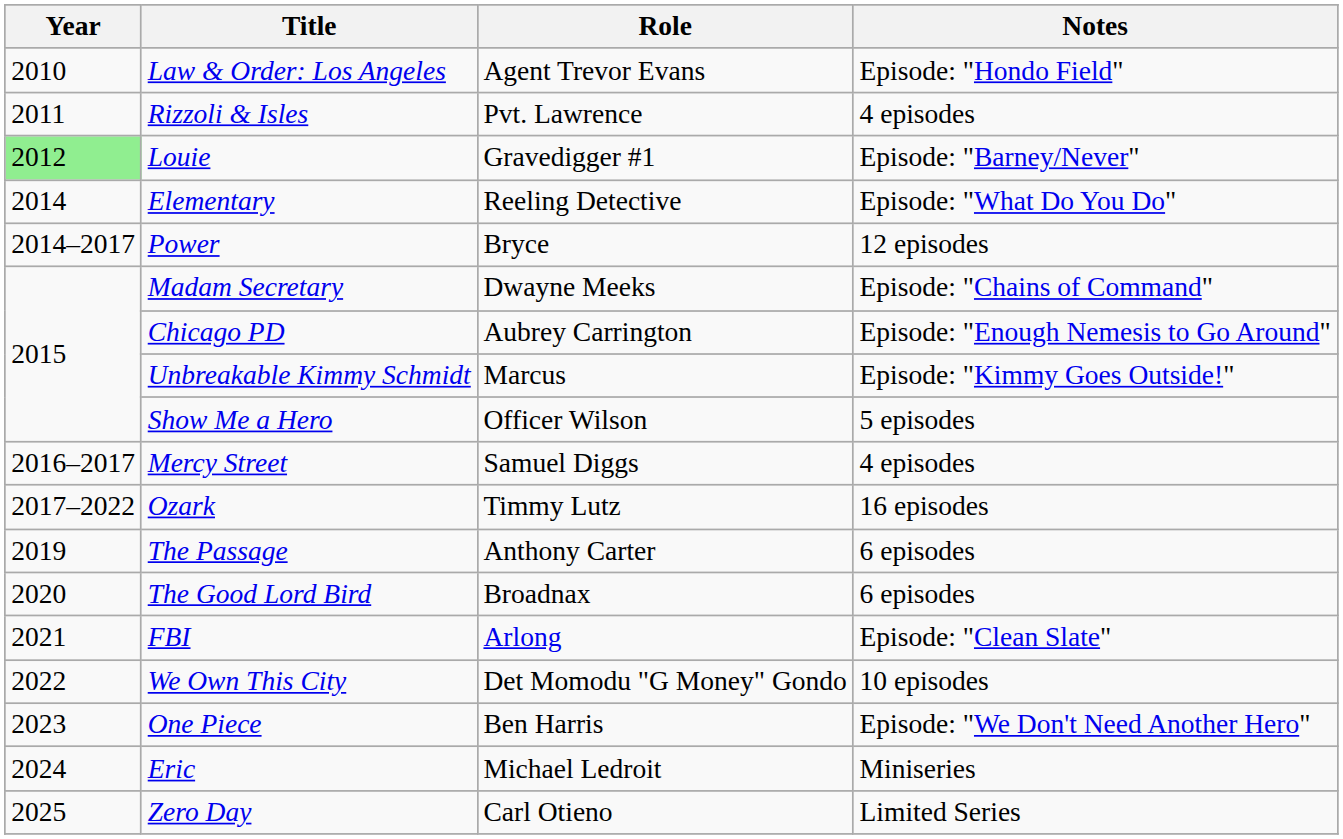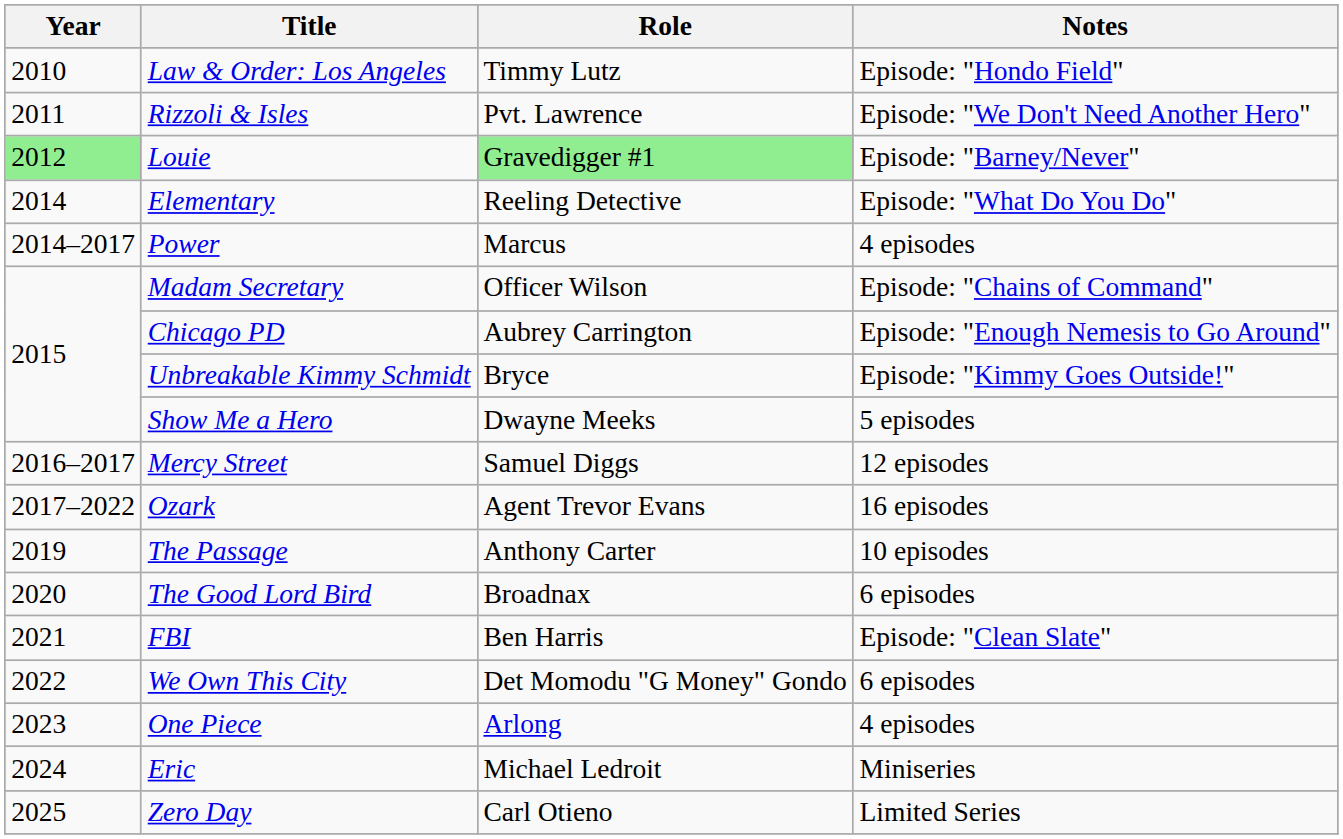(594, 69) Agent Trevor Evans -> (552, 69) Timmy Lutz
(917, 113) 4 episodes -> (1085, 113) Episode: "We Don't Need Another Hero"
(569, 157) no background -> (569, 157) lightgreen background
(516, 244) Bryce -> (525, 244) Marcus
(924, 244) 12 episodes -> (917, 244) 4 episodes
(569, 288) Dwayne Meeks -> (565, 288) Officer Wilson
(525, 375) Marcus -> (516, 375) Bryce
(565, 419) Officer Wilson -> (569, 419) Dwayne Meeks
(917, 462) 4 episodes -> (924, 462) 12 episodes
(552, 506) Timmy Lutz -> (594, 506) Agent Trevor Evans
(917, 550) 6 episodes -> (924, 550) 10 episodes
(522, 637) Arlong -> (543, 637) Ben Harris
(924, 680) 10 episodes -> (917, 680) 6 episodes
(543, 724) Ben Harris -> (522, 724) Arlong
(1085, 724) Episode: "We Don't Need Another Hero" -> (917, 724) 4 episodes
